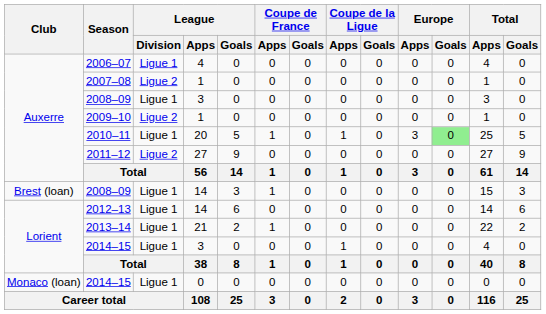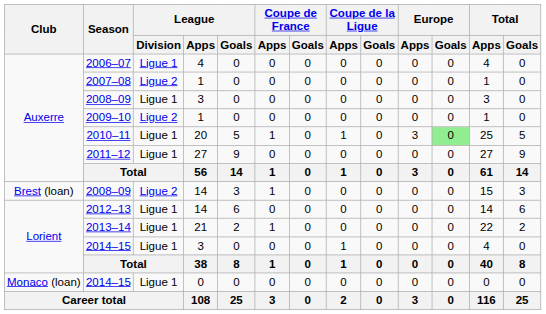(159, 154) Ligue 2 -> (159, 154) Ligue 1
(159, 191) Ligue 1 -> (159, 191) Ligue 2
